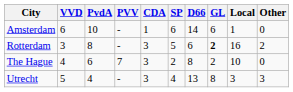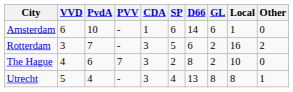(90, 45) 8 -> (90, 45) 7
(213, 45) bold -> (213, 45) normal
(233, 78) 3 -> (233, 78) 8
(262, 78) 3 -> (262, 78) 1
